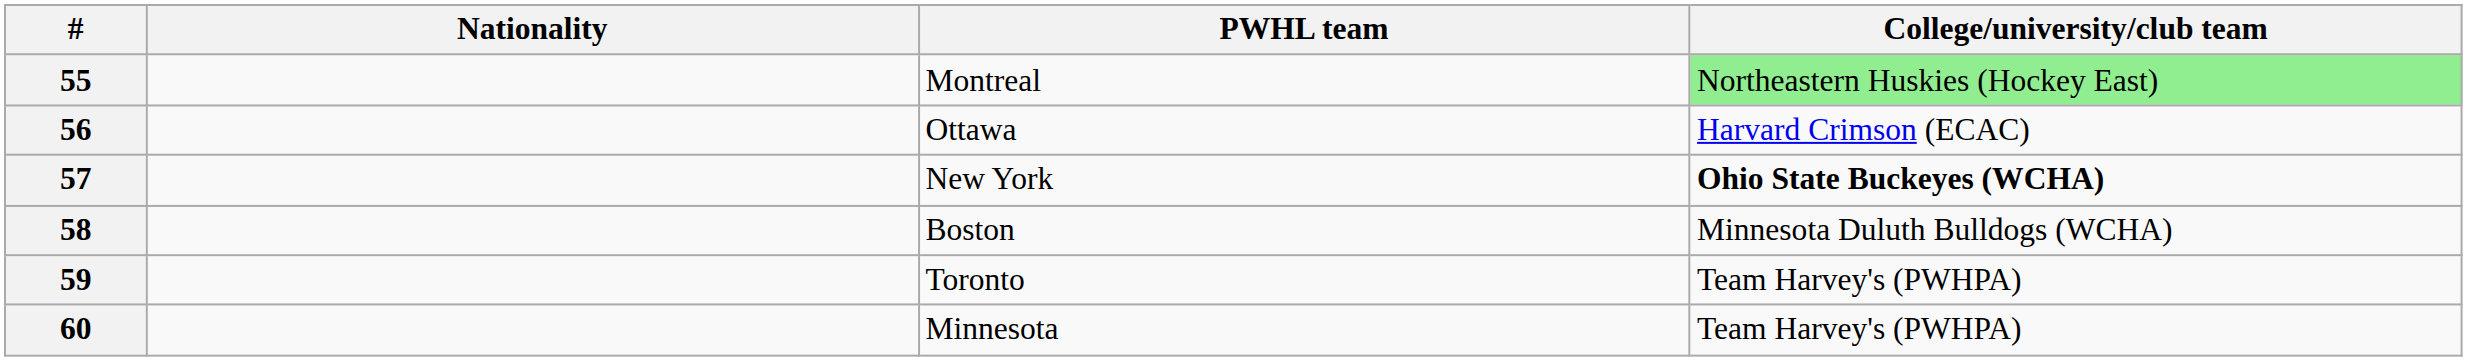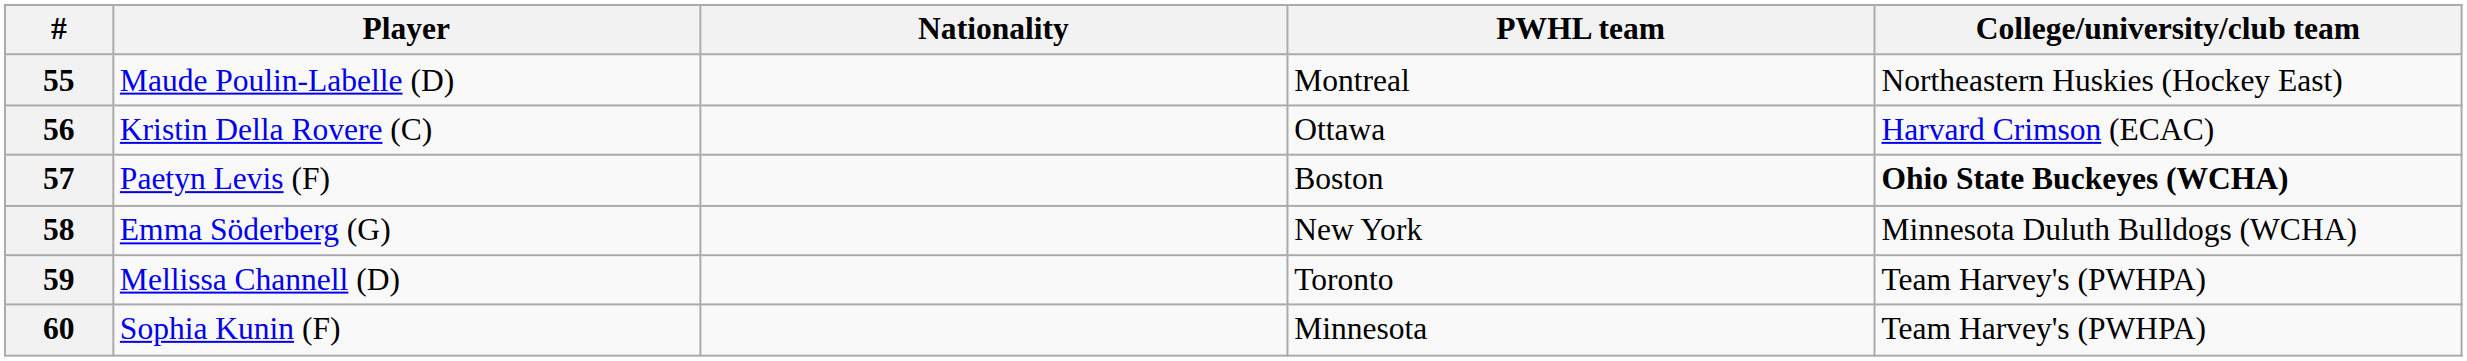+ column: (406, 29)
(1928, 79) lightgreen background -> (2112, 79) no background
(989, 179) New York -> (1339, 179) Boston
(970, 229) Boston -> (1358, 229) New York
